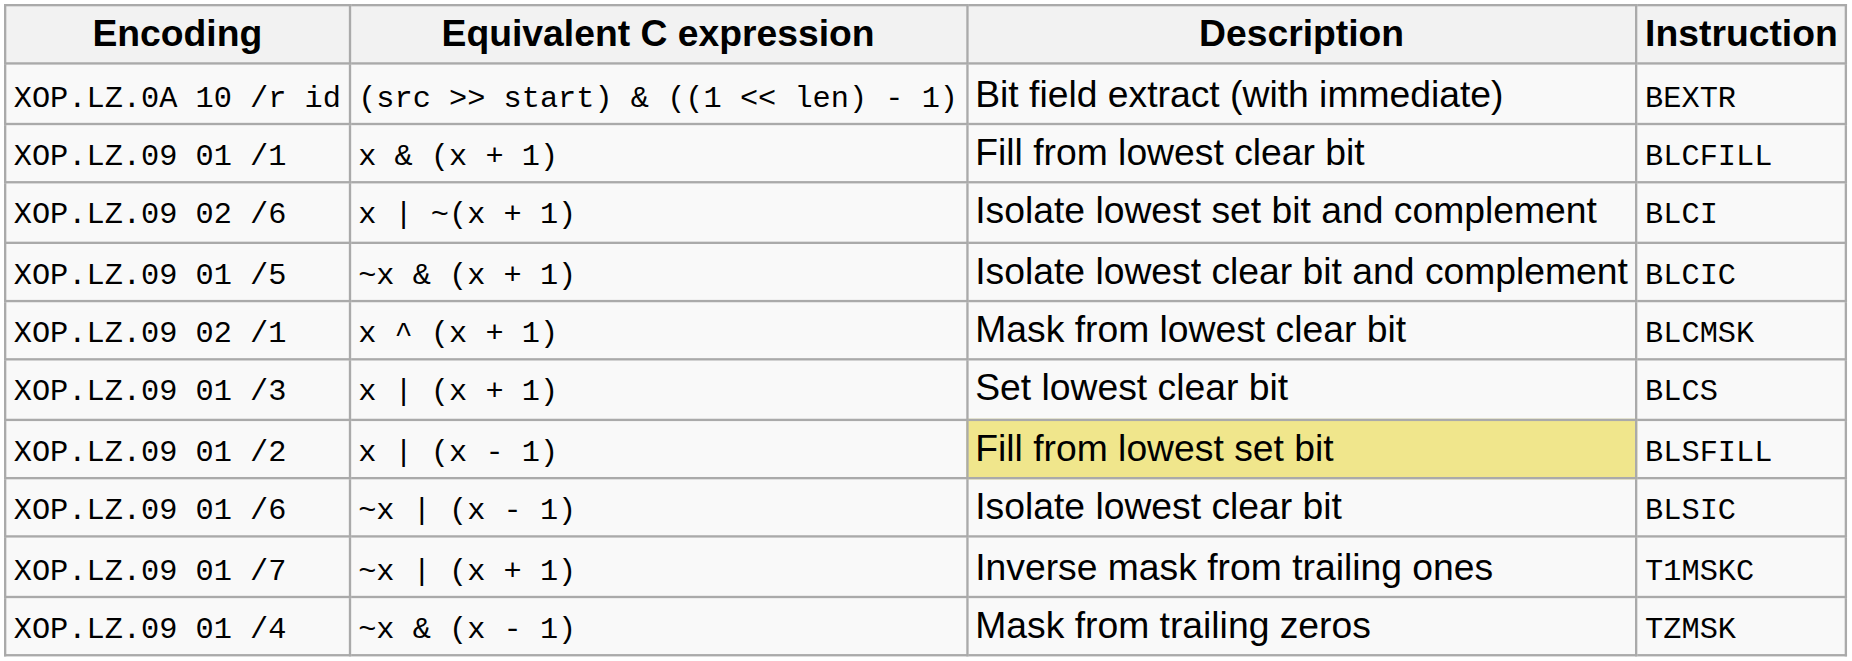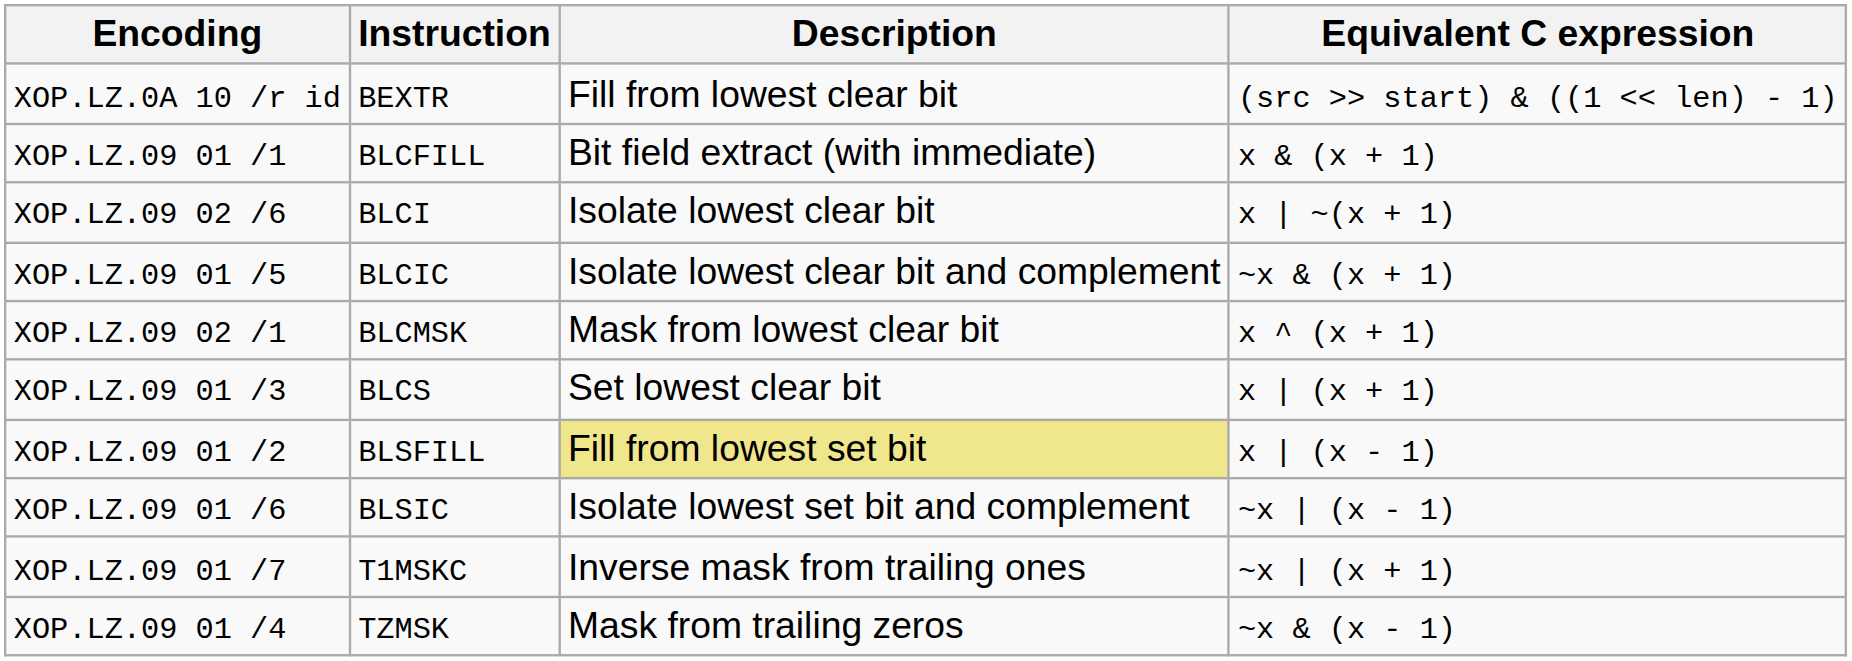columns swapped: (1741, 34) <-> (658, 34)
(1239, 93) Bit field extract (with immediate) -> (763, 93) Fill from lowest clear bit
(1170, 152) Fill from lowest clear bit -> (832, 152) Bit field extract (with immediate)
(1286, 211) Isolate lowest set bit and complement -> (751, 211) Isolate lowest clear bit
(1159, 507) Isolate lowest clear bit -> (879, 507) Isolate lowest set bit and complement
